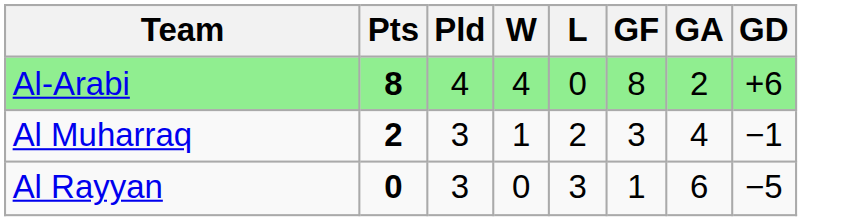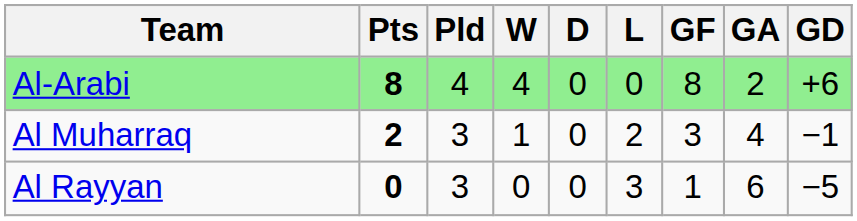+ column: (578, 30)
